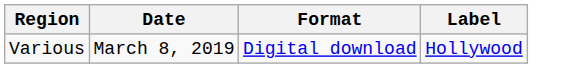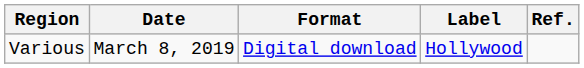+ column: (553, 19)
